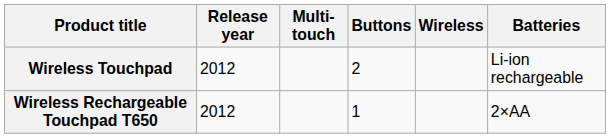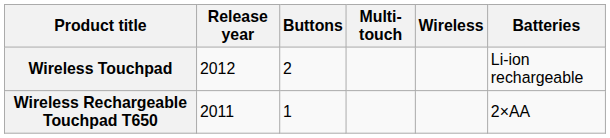columns swapped: (381, 25) <-> (314, 25)
(218, 111) 2012 -> (217, 111) 2011
